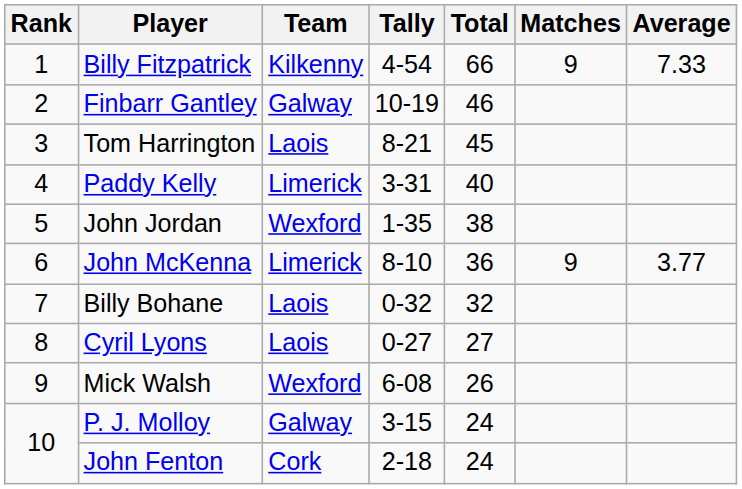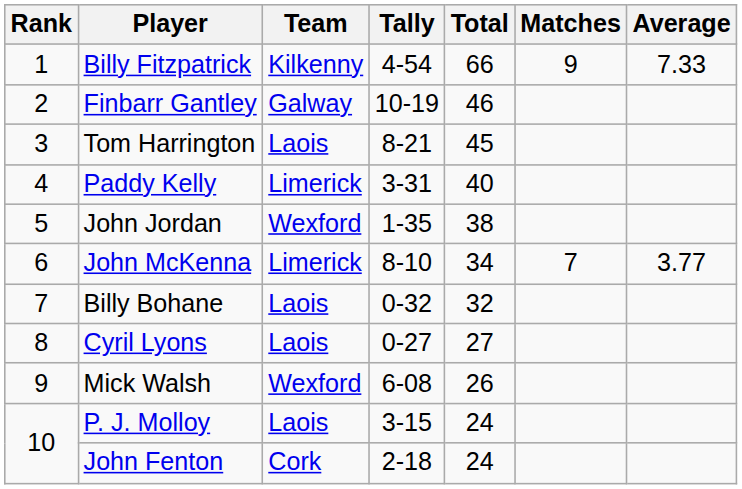(480, 263) 36 -> (480, 263) 34
(571, 263) 9 -> (571, 263) 7
(310, 422) Galway -> (298, 422) Laois
